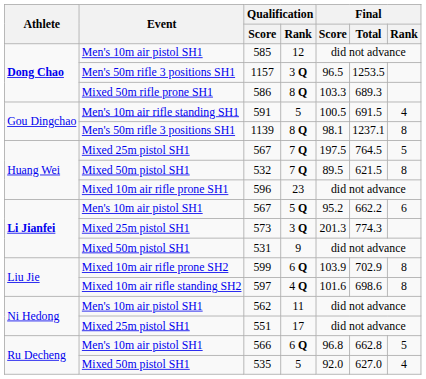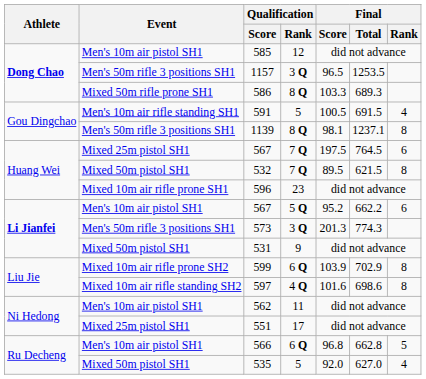(404, 150) 5 -> (404, 150) 6
(136, 228) Mixed 25m pistol SH1 -> (158, 228) Men's 50m rifle 3 positions SH1
